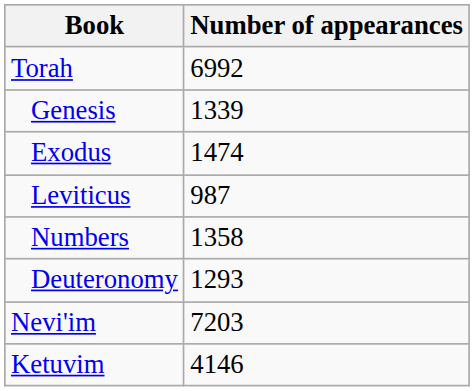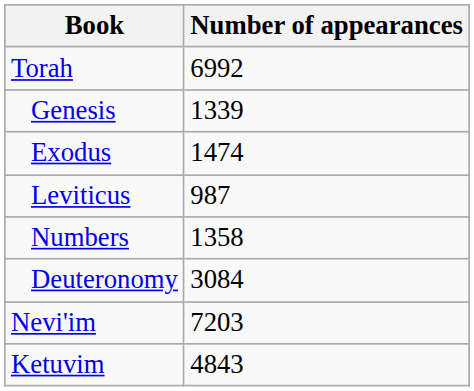(217, 279) 1293 -> (217, 279) 3084
(217, 364) 4146 -> (217, 364) 4843
